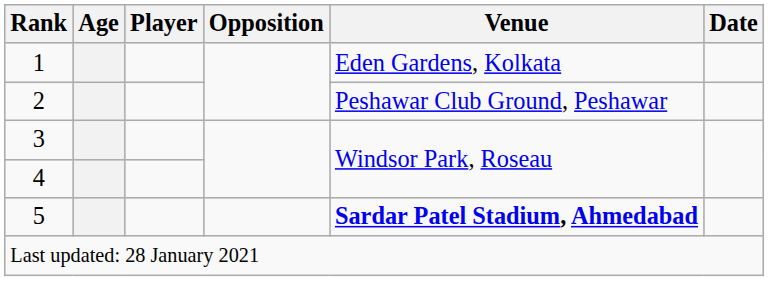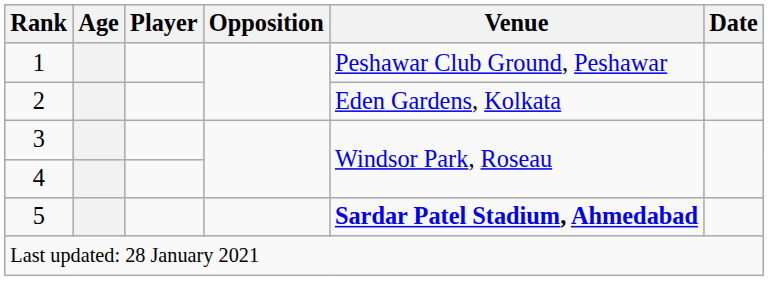(448, 62) Eden Gardens, Kolkata -> (501, 62) Peshawar Club Ground, Peshawar
(501, 100) Peshawar Club Ground, Peshawar -> (448, 100) Eden Gardens, Kolkata
